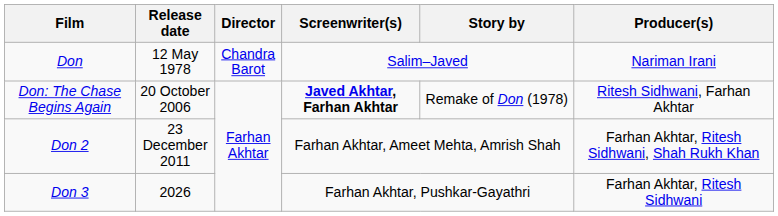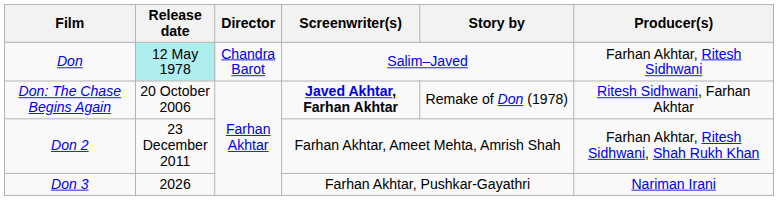(175, 61) no background -> (175, 61) paleturquoise background
(674, 61) Nariman Irani -> (674, 61) Farhan Akhtar, Ritesh Sidhwani
(674, 192) Farhan Akhtar, Ritesh Sidhwani -> (674, 184) Nariman Irani
